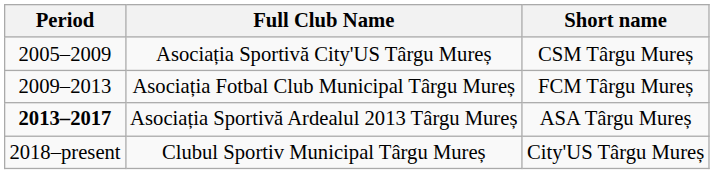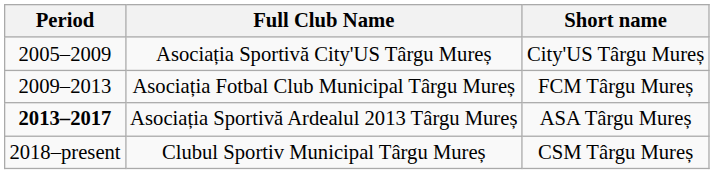(616, 53) CSM Târgu Mureș -> (616, 53) City'US Târgu Mureș
(616, 151) City'US Târgu Mureș -> (616, 151) CSM Târgu Mureș
